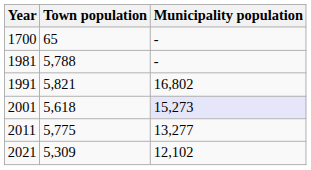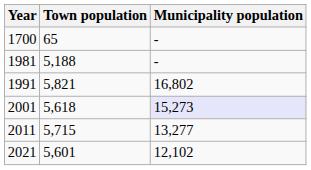(59, 61) 5,788 -> (59, 61) 5,188
(59, 130) 5,775 -> (59, 130) 5,715
(59, 152) 5,309 -> (59, 152) 5,601
